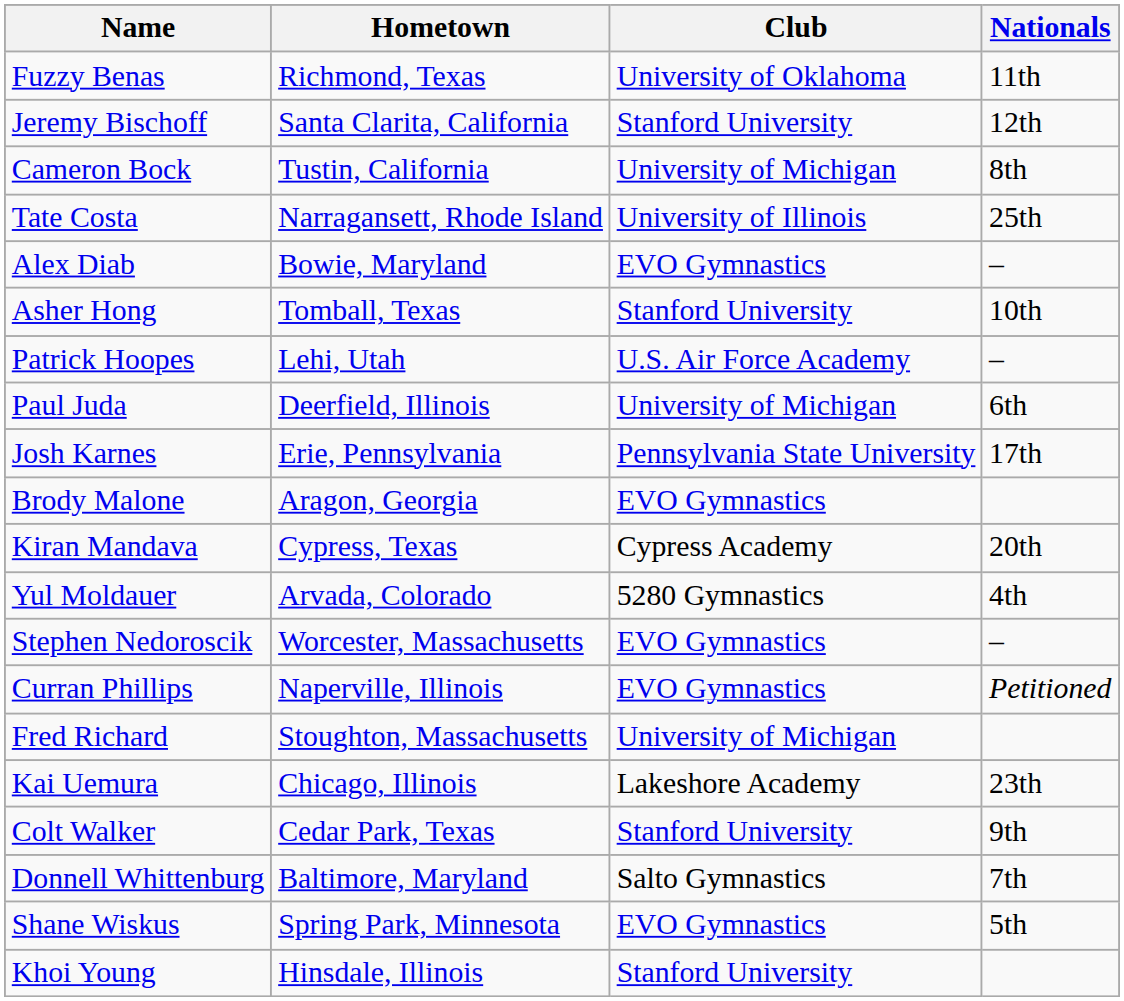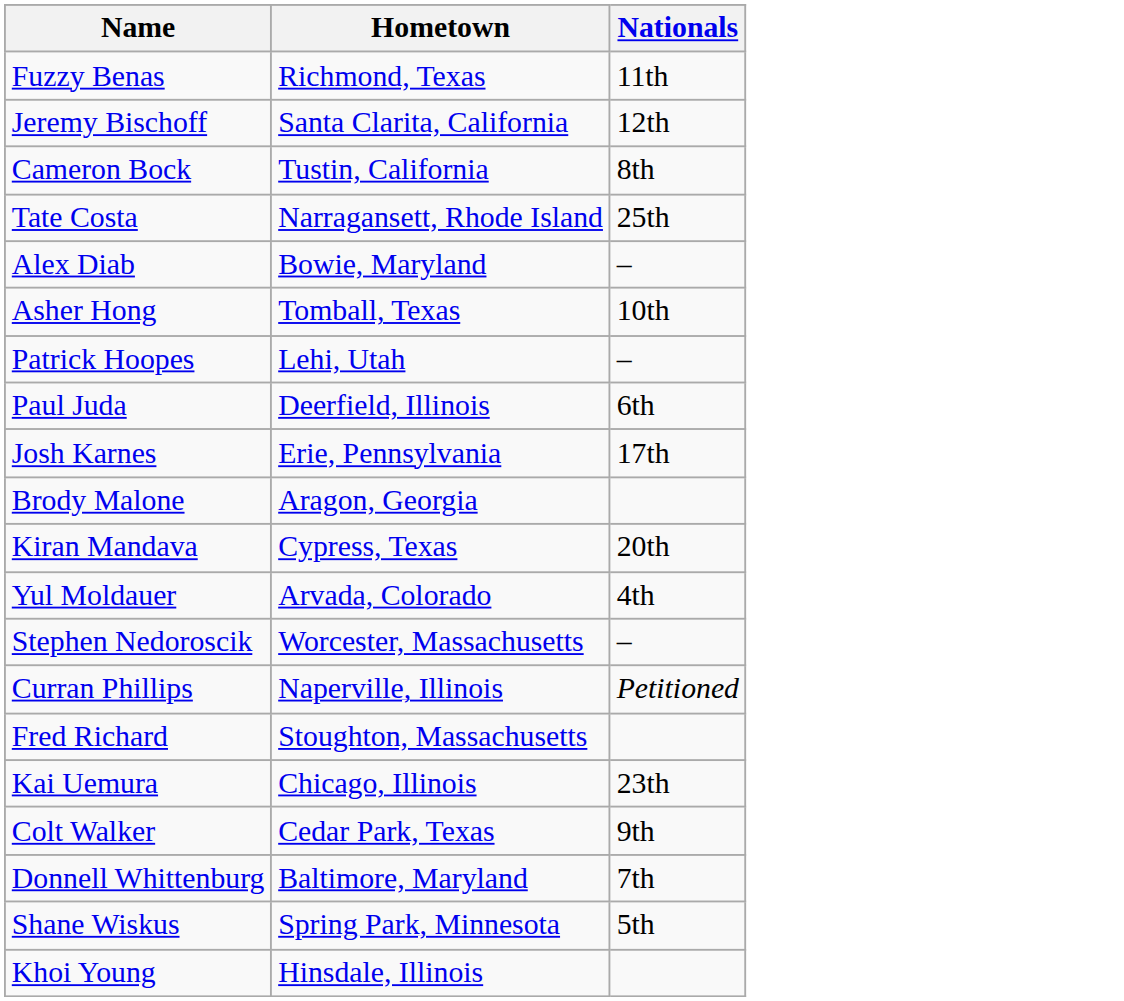- column: (796, 28)
